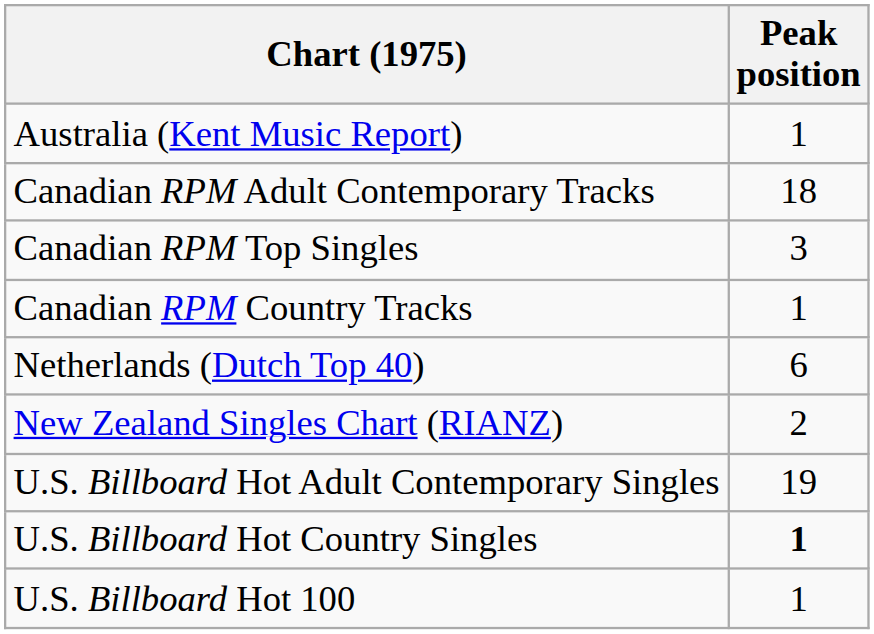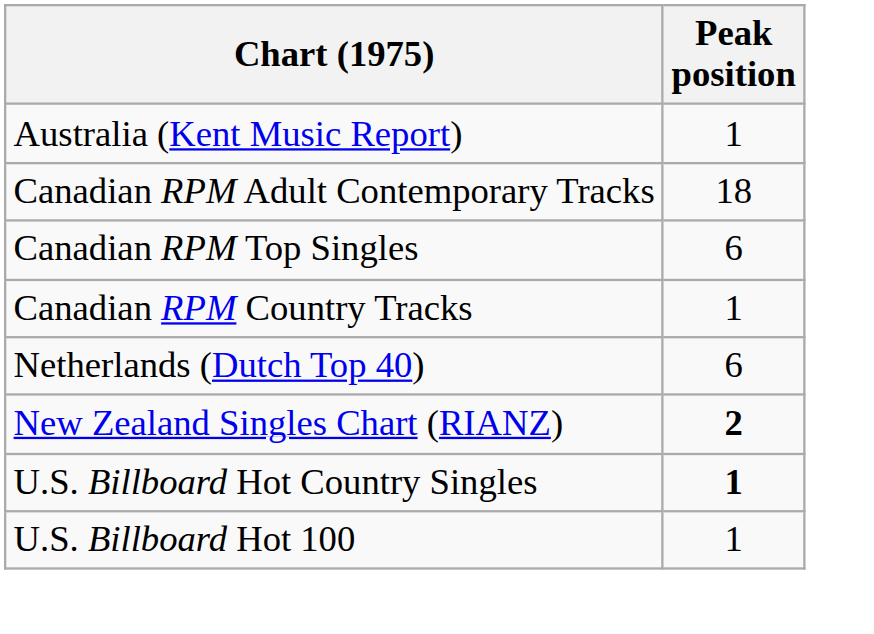(799, 249) 3 -> (734, 249) 6
(799, 423) normal -> (734, 423) bold
- row: (367, 481)
